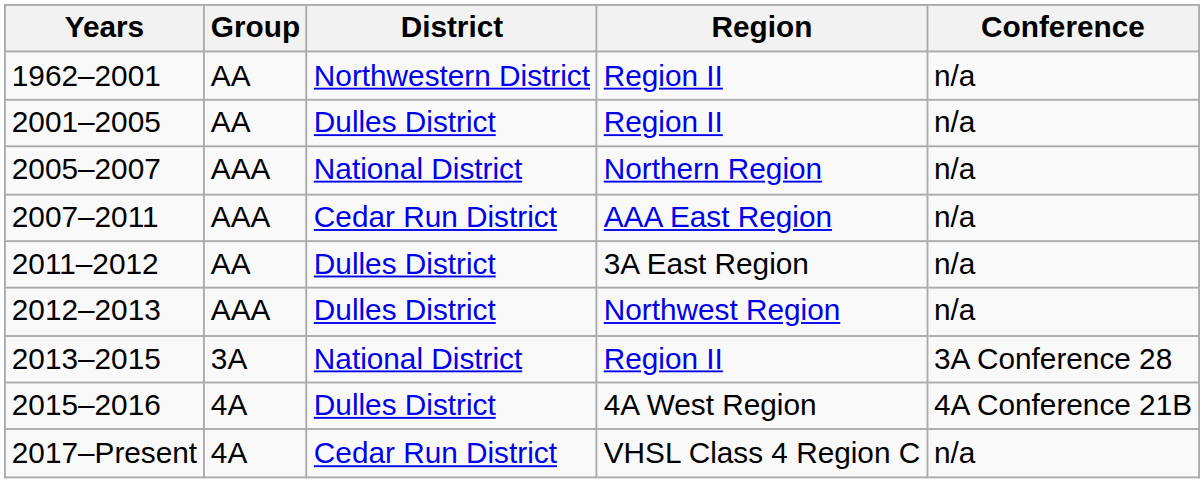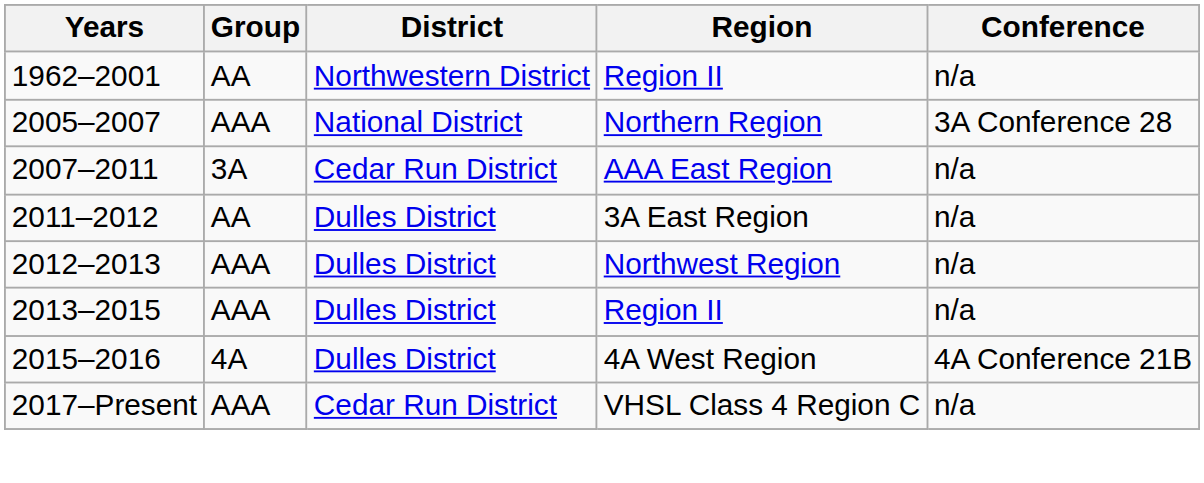- row: (86, 122)
(955, 169) n/a -> (1053, 122) 3A Conference 28
(241, 216) AAA -> (229, 169) 3A
(229, 358) 3A -> (241, 311) AAA
(418, 358) National District -> (405, 311) Dulles District
(1053, 358) 3A Conference 28 -> (955, 311) n/a
(229, 452) 4A -> (241, 405) AAA
